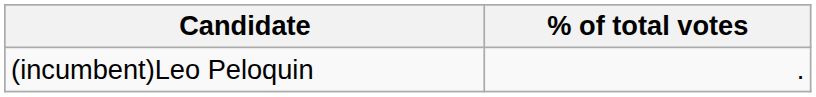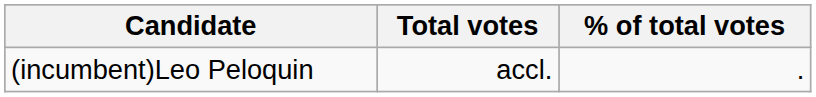+ column: (468, 26)
